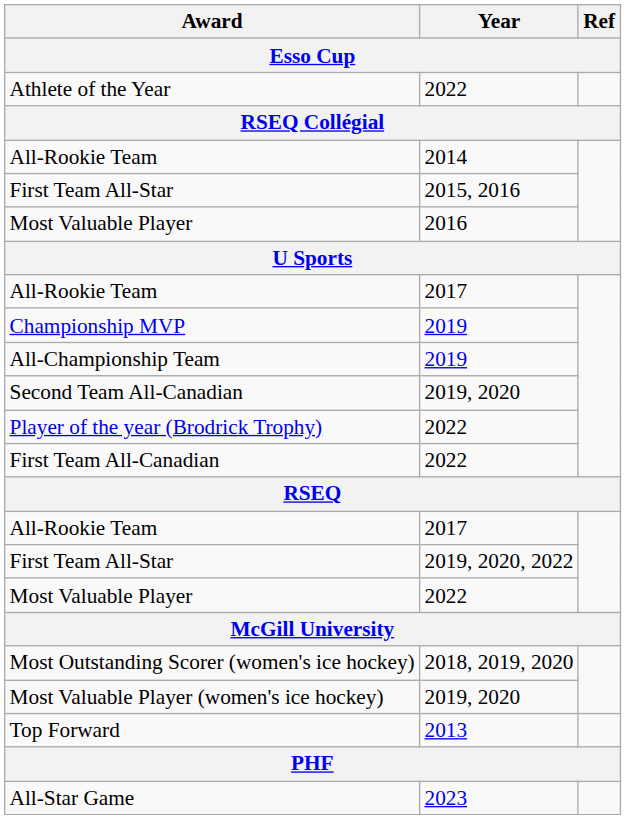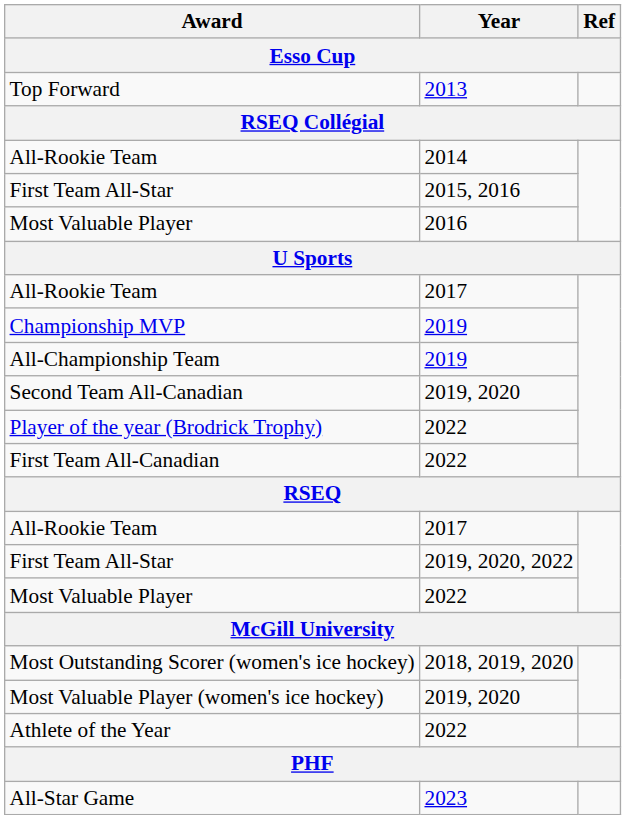rows swapped: (65, 730) <-> (90, 88)
